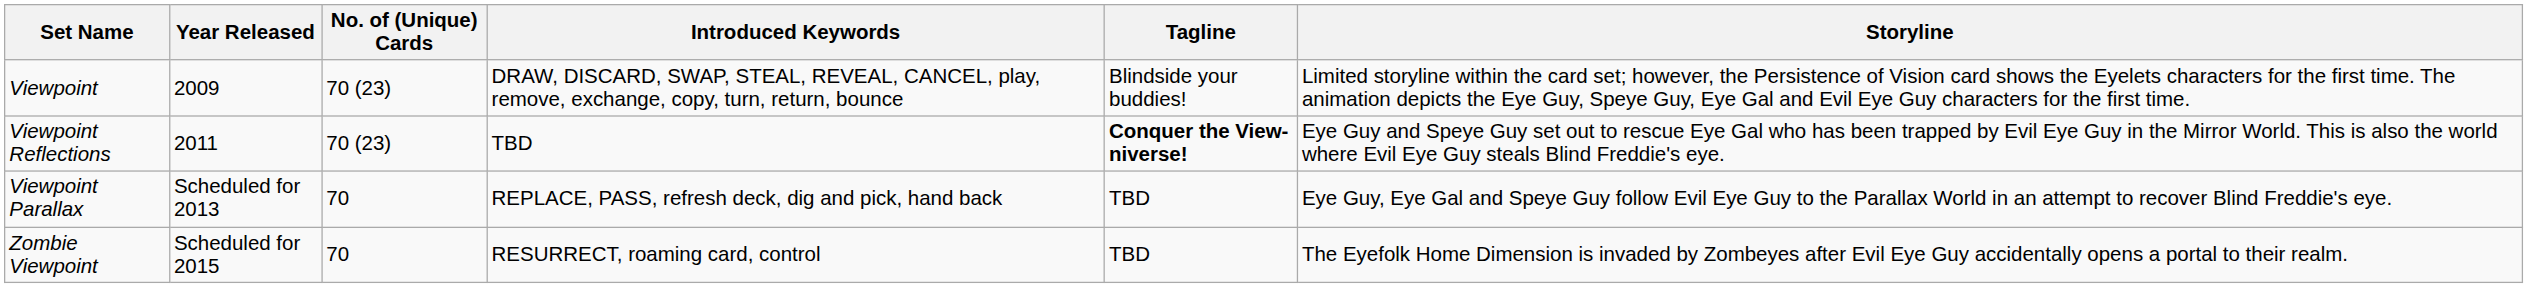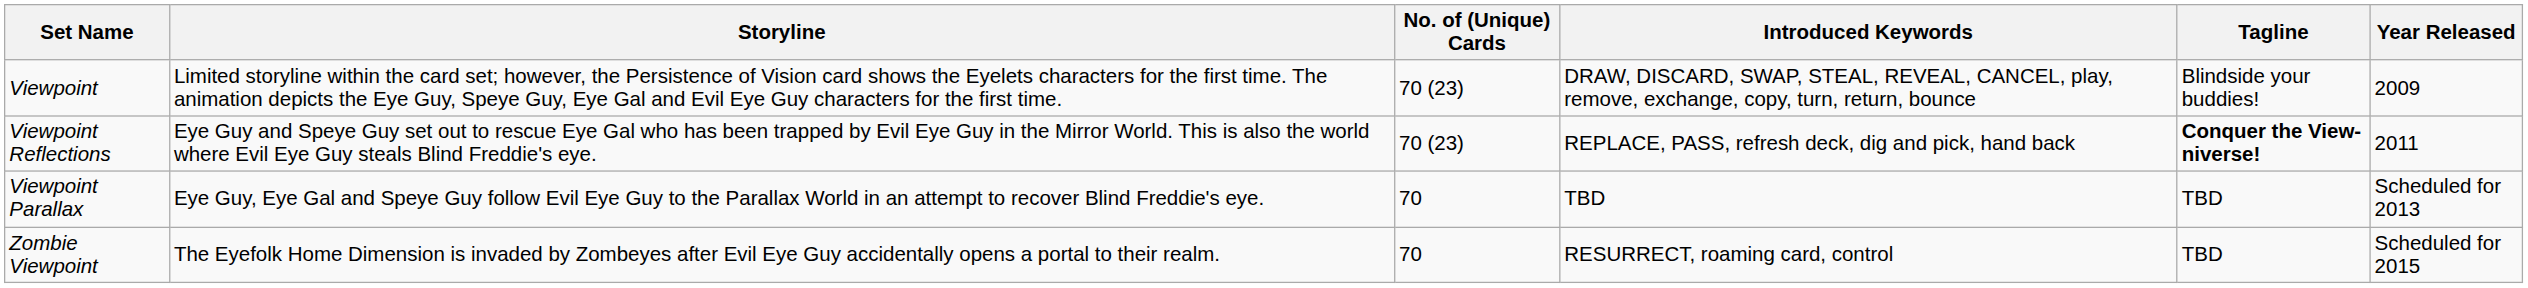columns swapped: (245, 32) <-> (1910, 32)
(512, 143) TBD -> (1820, 143) REPLACE, PASS, refresh deck, dig and pick, hand back
(747, 198) REPLACE, PASS, refresh deck, dig and pick, hand back -> (1585, 198) TBD
